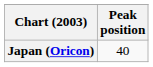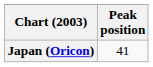(123, 51) 40 -> (123, 51) 41
